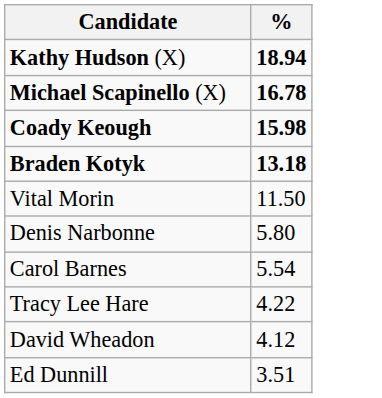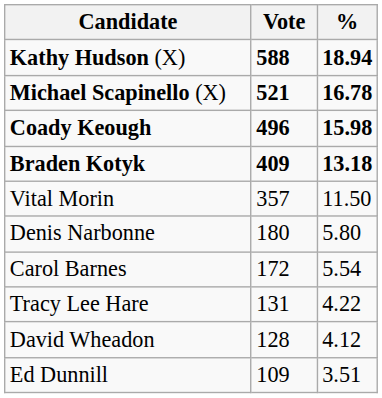+ column: (284, 22)
